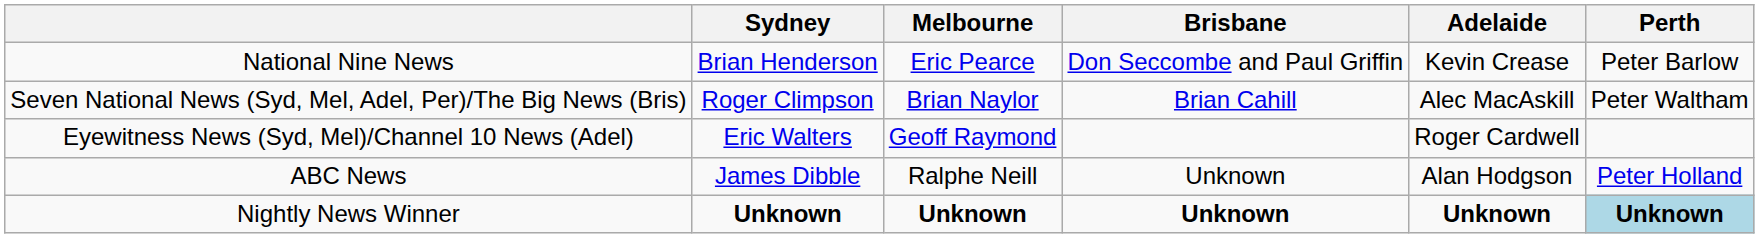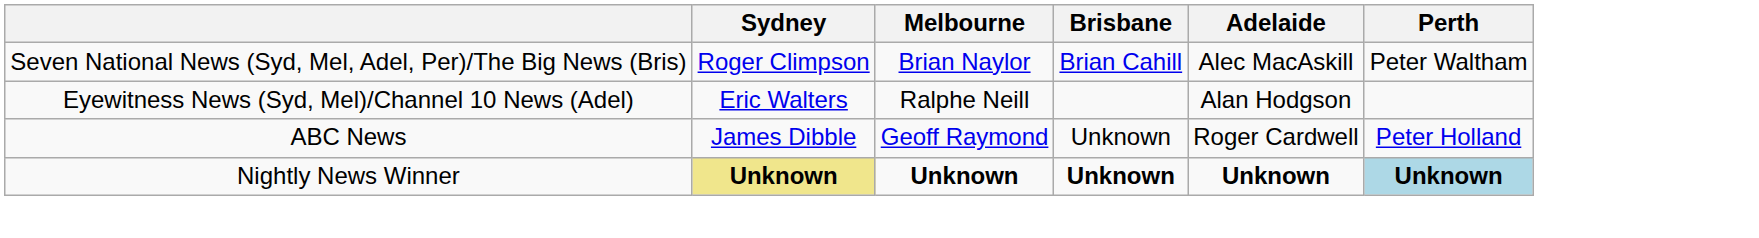- row: (348, 61)
(973, 137) Geoff Raymond -> (965, 99) Ralphe Neill
(1497, 137) Roger Cardwell -> (1276, 99) Alan Hodgson
(973, 175) Ralphe Neill -> (965, 137) Geoff Raymond
(1497, 175) Alan Hodgson -> (1276, 137) Roger Cardwell
(788, 213) no background -> (784, 175) khaki background
